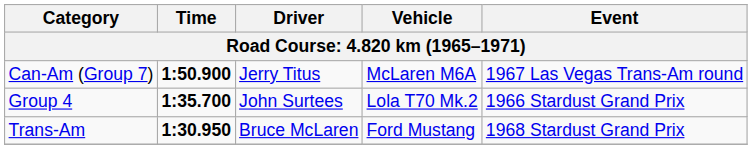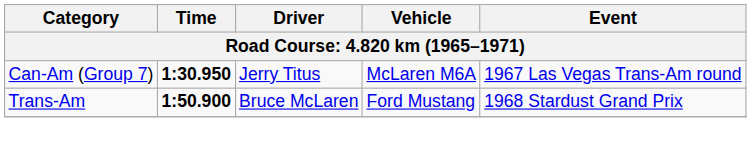(196, 74) 1:50.900 -> (196, 74) 1:30.950
- row: (40, 102)
(196, 130) 1:30.950 -> (196, 102) 1:50.900
